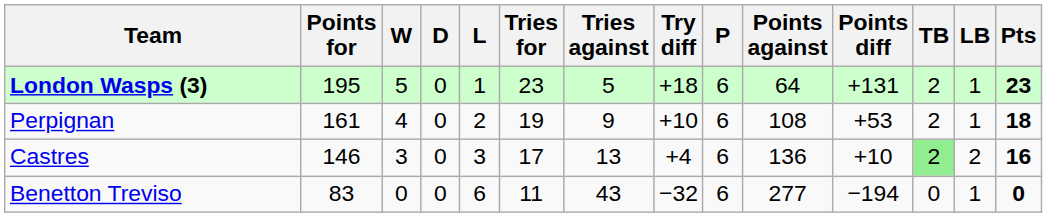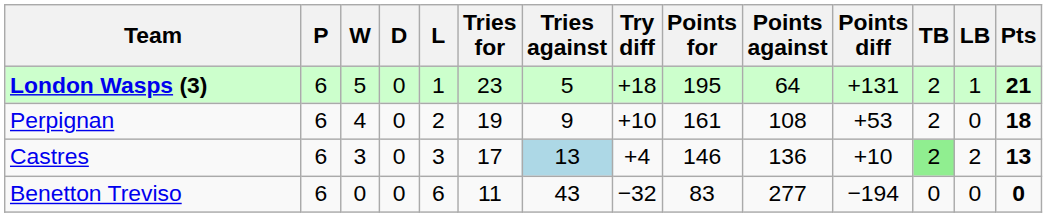columns swapped: (723, 35) <-> (341, 35)
(1019, 84) 23 -> (1019, 84) 21
(975, 120) 1 -> (975, 120) 0
(608, 157) no background -> (567, 157) lightblue background
(1019, 157) 16 -> (1019, 157) 13
(975, 193) 1 -> (975, 193) 0
